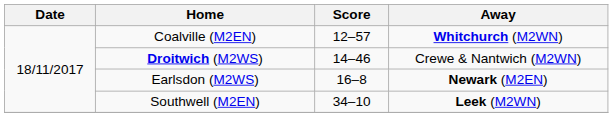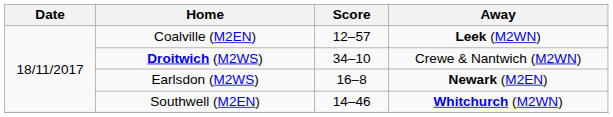(498, 36) Whitchurch (M2WN) -> (498, 36) Leek (M2WN)
(352, 58) 14–46 -> (352, 58) 34–10
(352, 101) 34–10 -> (352, 101) 14–46
(498, 101) Leek (M2WN) -> (498, 101) Whitchurch (M2WN)
